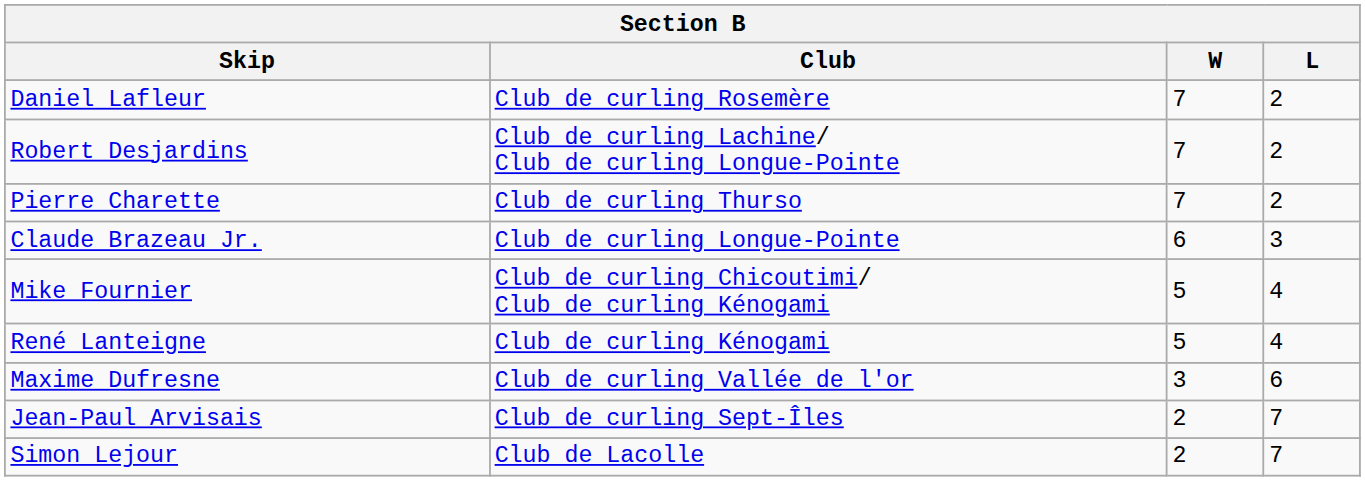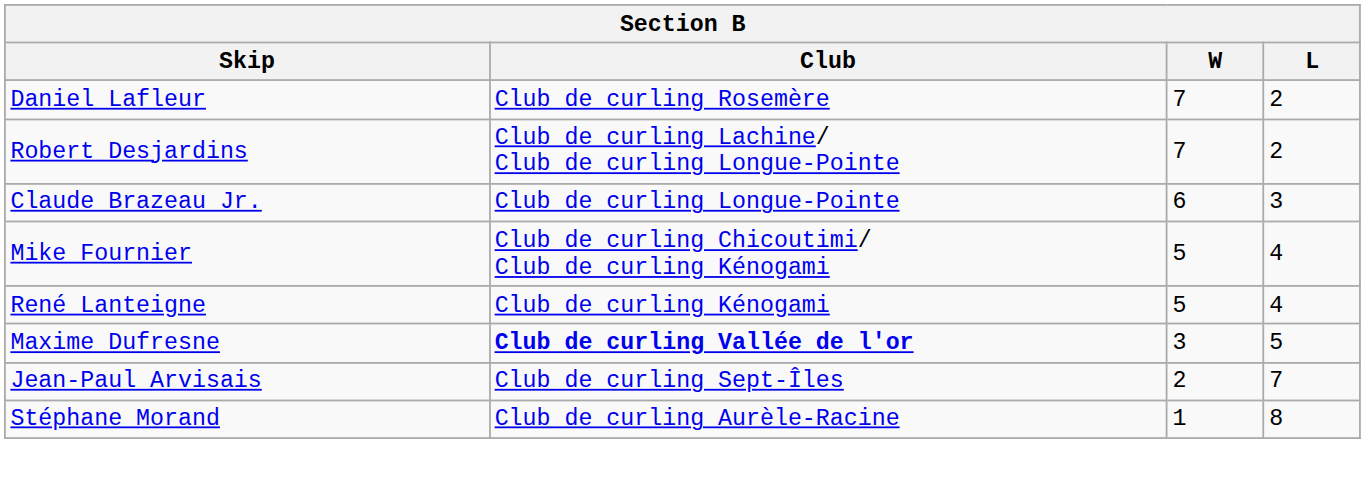- row: (115, 202)
(704, 381) normal -> (704, 343) bold
(1276, 381) 6 -> (1276, 343) 5
- row: (94, 457)
+ row: (115, 419)
